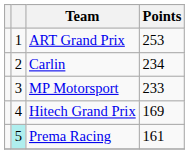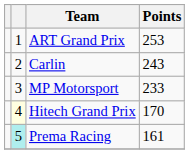(153, 64) 234 -> (153, 64) 243
(19, 112) no background -> (19, 112) lightyellow background
(153, 112) 169 -> (153, 112) 170
